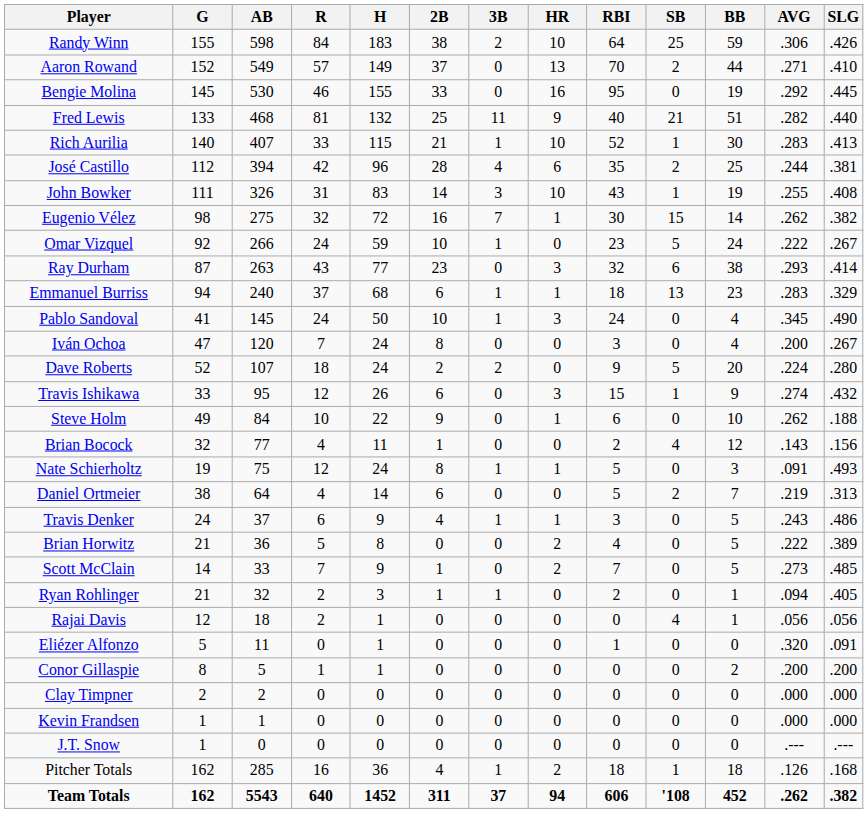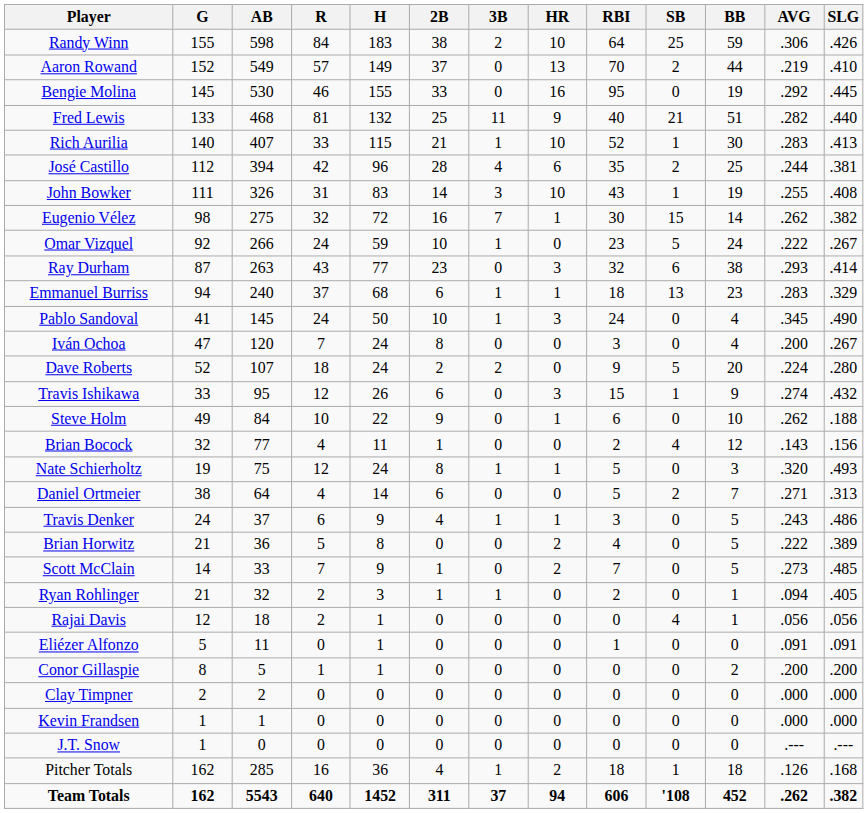(794, 67) .271 -> (794, 67) .219
(794, 469) .091 -> (794, 469) .320
(794, 494) .219 -> (794, 494) .271
(794, 645) .320 -> (794, 645) .091
